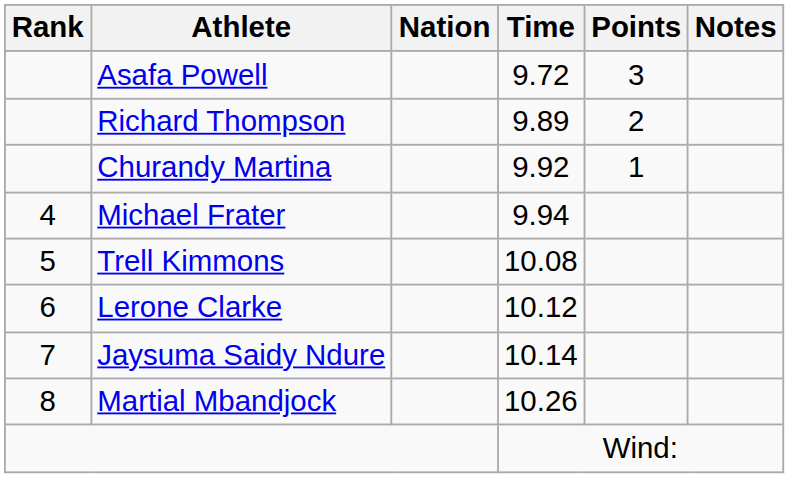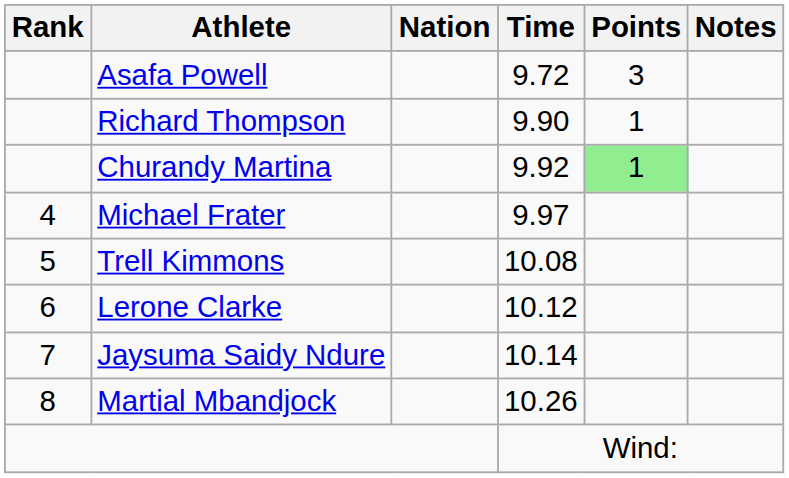(541, 121) 9.89 -> (541, 121) 9.90
(636, 121) 2 -> (636, 121) 1
(636, 167) no background -> (636, 167) lightgreen background
(541, 214) 9.94 -> (541, 214) 9.97
